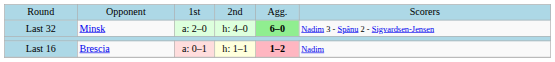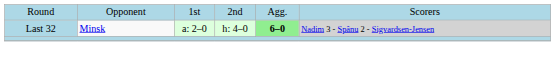(368, 29) no background -> (368, 29) lightgrey background
- row: (41, 49)
